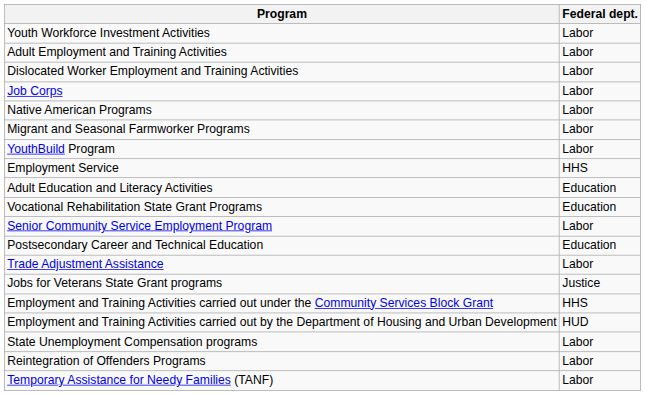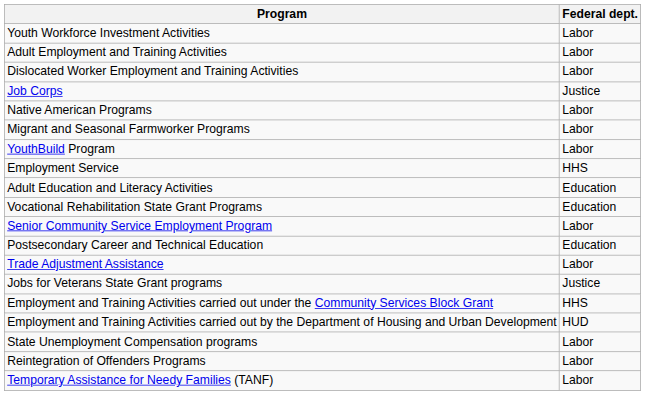(578, 91) Labor -> (581, 91) Justice
